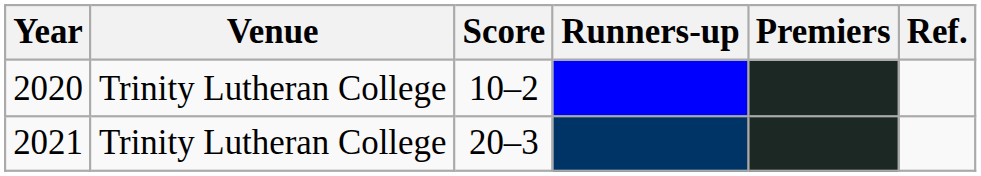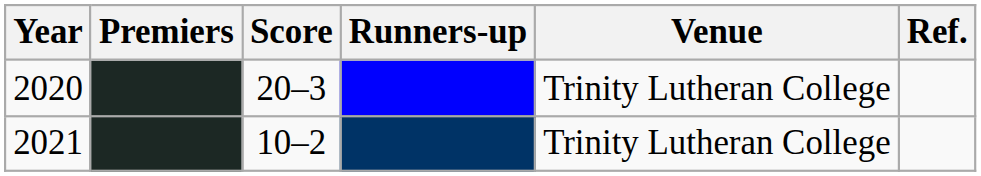columns swapped: (823, 32) <-> (273, 32)
(504, 87) 10–2 -> (291, 87) 20–3
(504, 142) 20–3 -> (291, 142) 10–2
